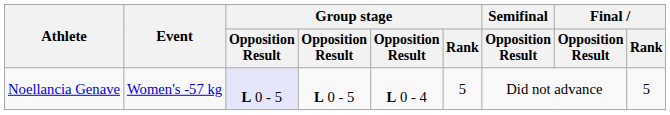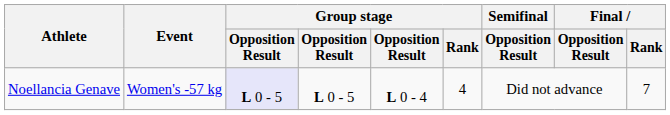(462, 89) 5 -> (462, 89) 4
(646, 89) 5 -> (646, 89) 7
